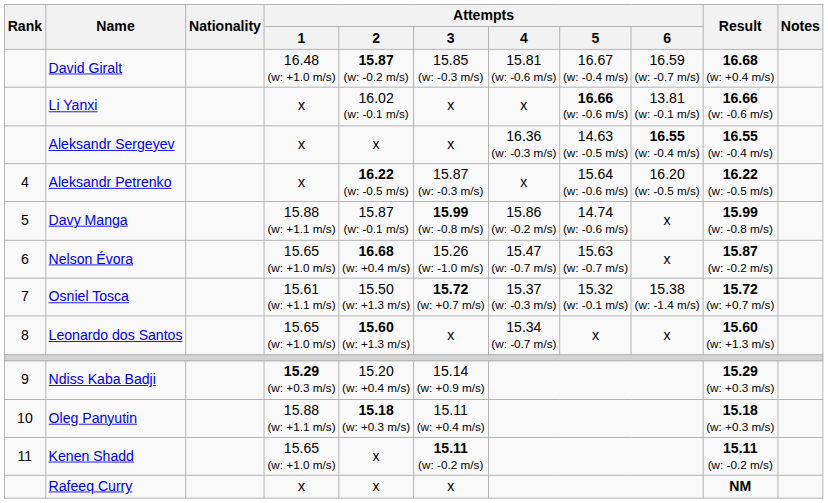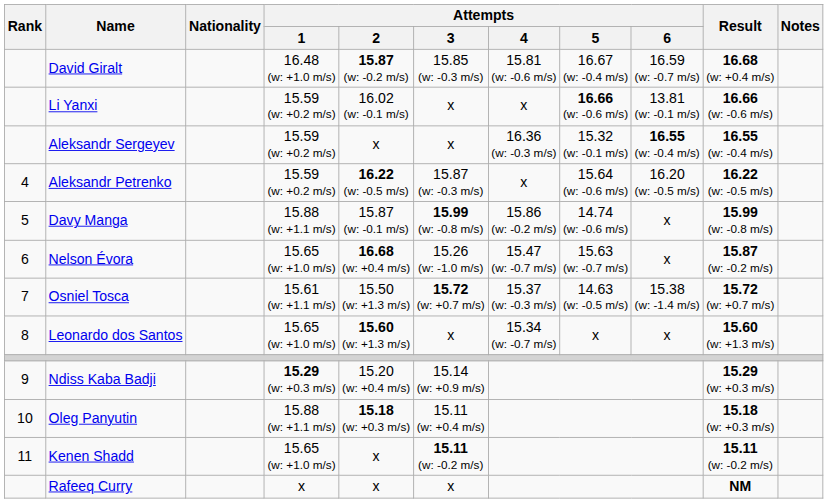(301, 106) x -> (301, 106) 15.59 (w: +0.2 m/s)
(301, 144) x -> (301, 144) 15.59 (w: +0.2 m/s)
(595, 144) 14.63 (w: -0.5 m/s) -> (595, 144) 15.32 (w: -0.1 m/s)
(301, 182) x -> (301, 182) 15.59 (w: +0.2 m/s)
(595, 297) 15.32 (w: -0.1 m/s) -> (595, 297) 14.63 (w: -0.5 m/s)
